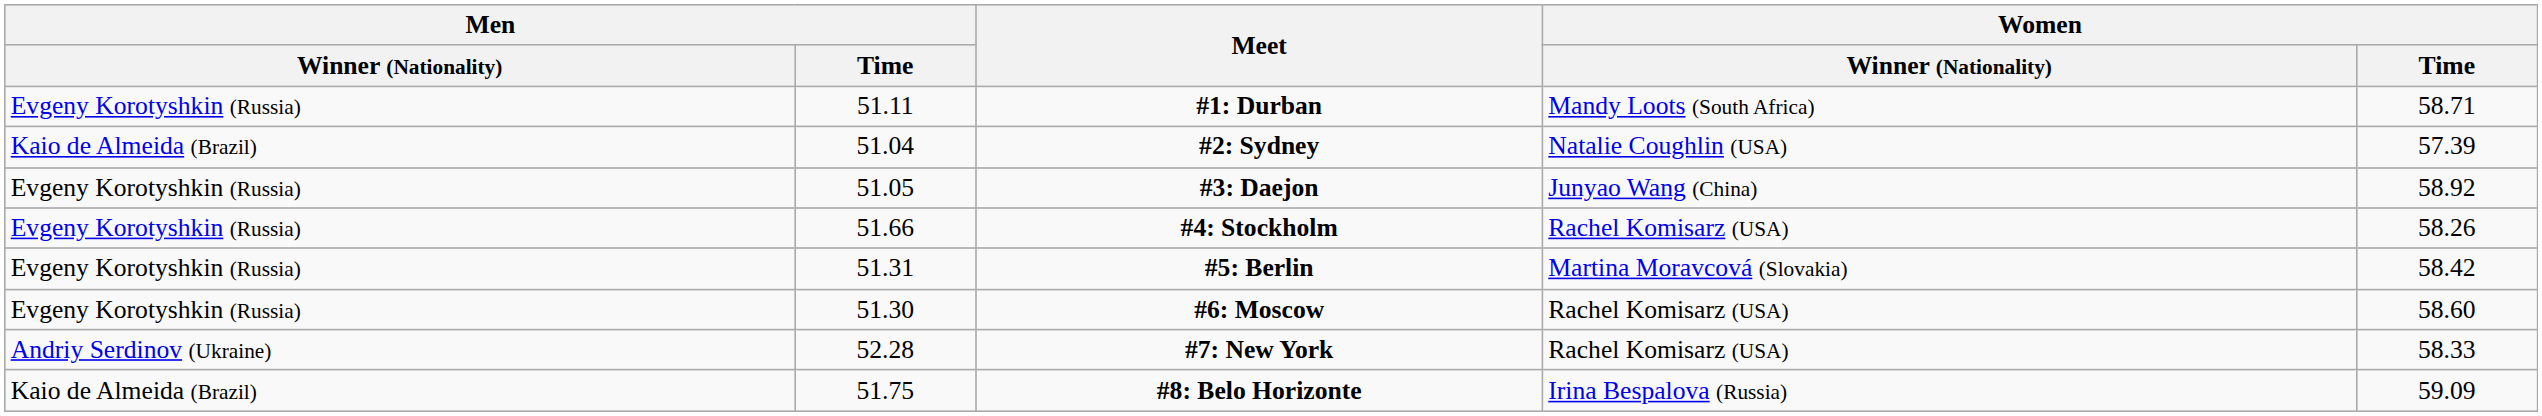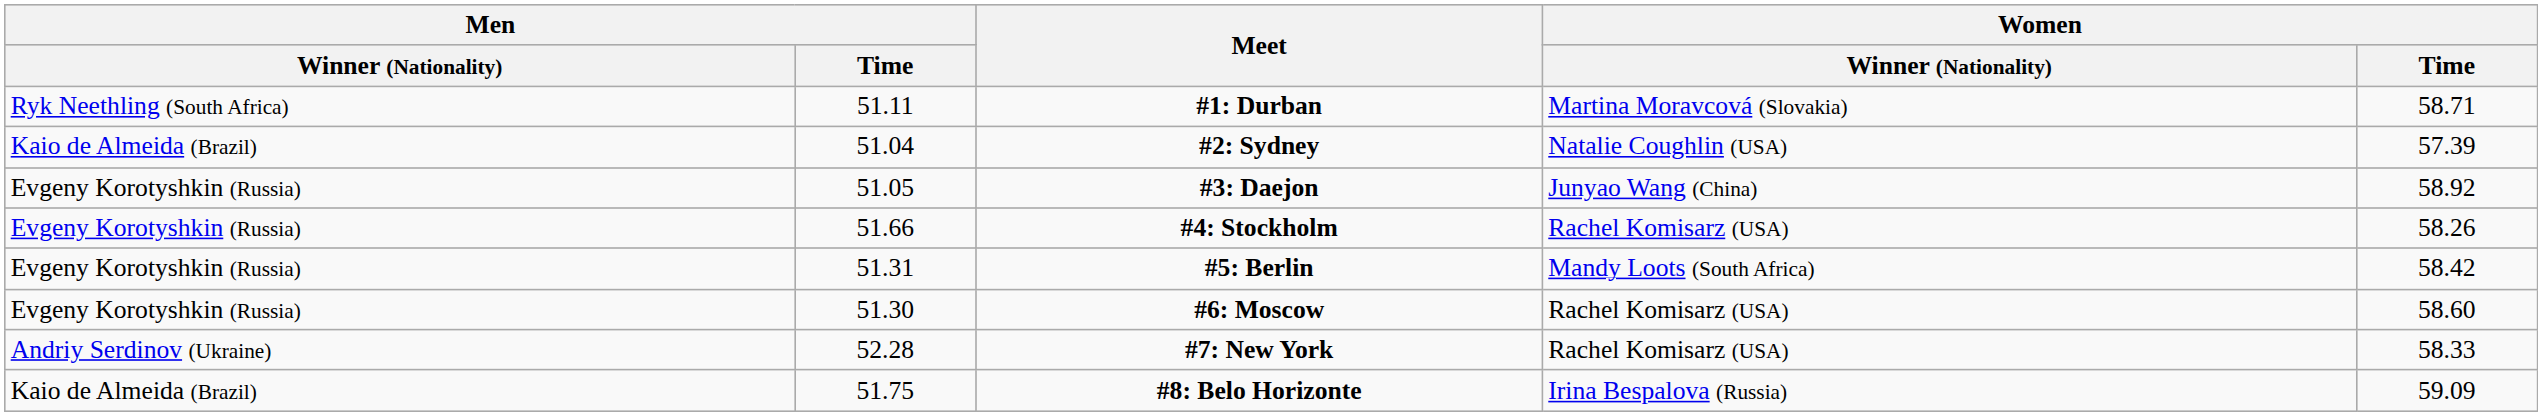(156, 106) Evgeny Korotyshkin (Russia) -> (150, 106) Ryk Neethling (South Africa)
(1681, 106) Mandy Loots (South Africa) -> (1698, 106) Martina Moravcová (Slovakia)
(1698, 268) Martina Moravcová (Slovakia) -> (1681, 268) Mandy Loots (South Africa)
